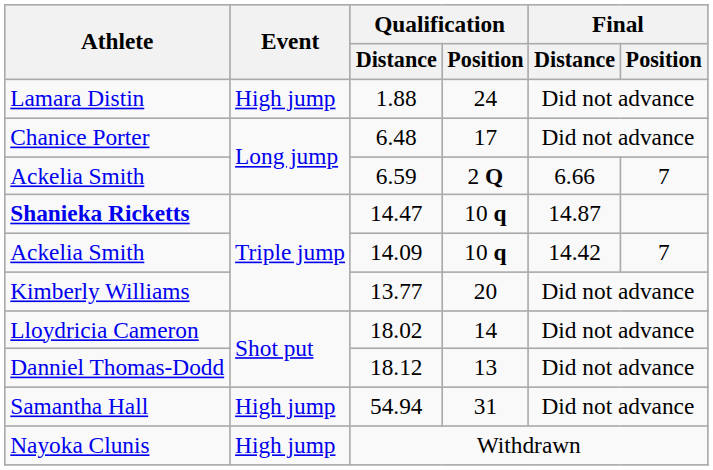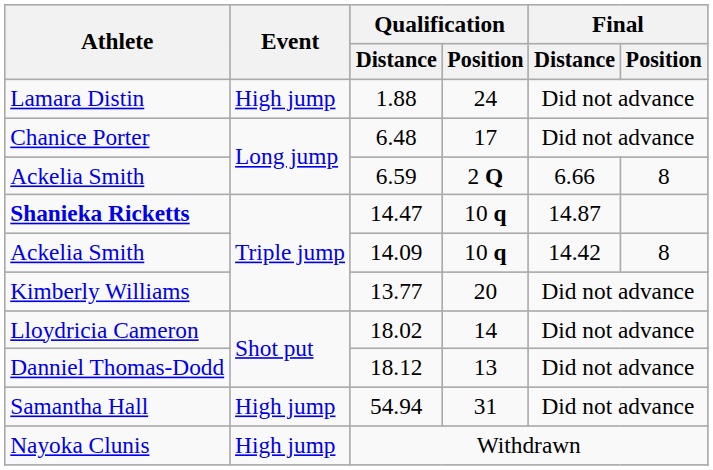(664, 175) 7 -> (664, 175) 8
(664, 252) 7 -> (664, 252) 8
